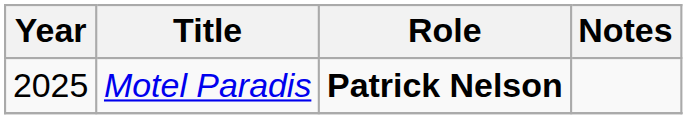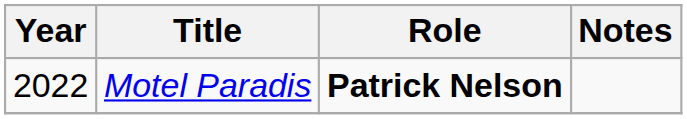(51, 85) 2025 -> (51, 85) 2022
